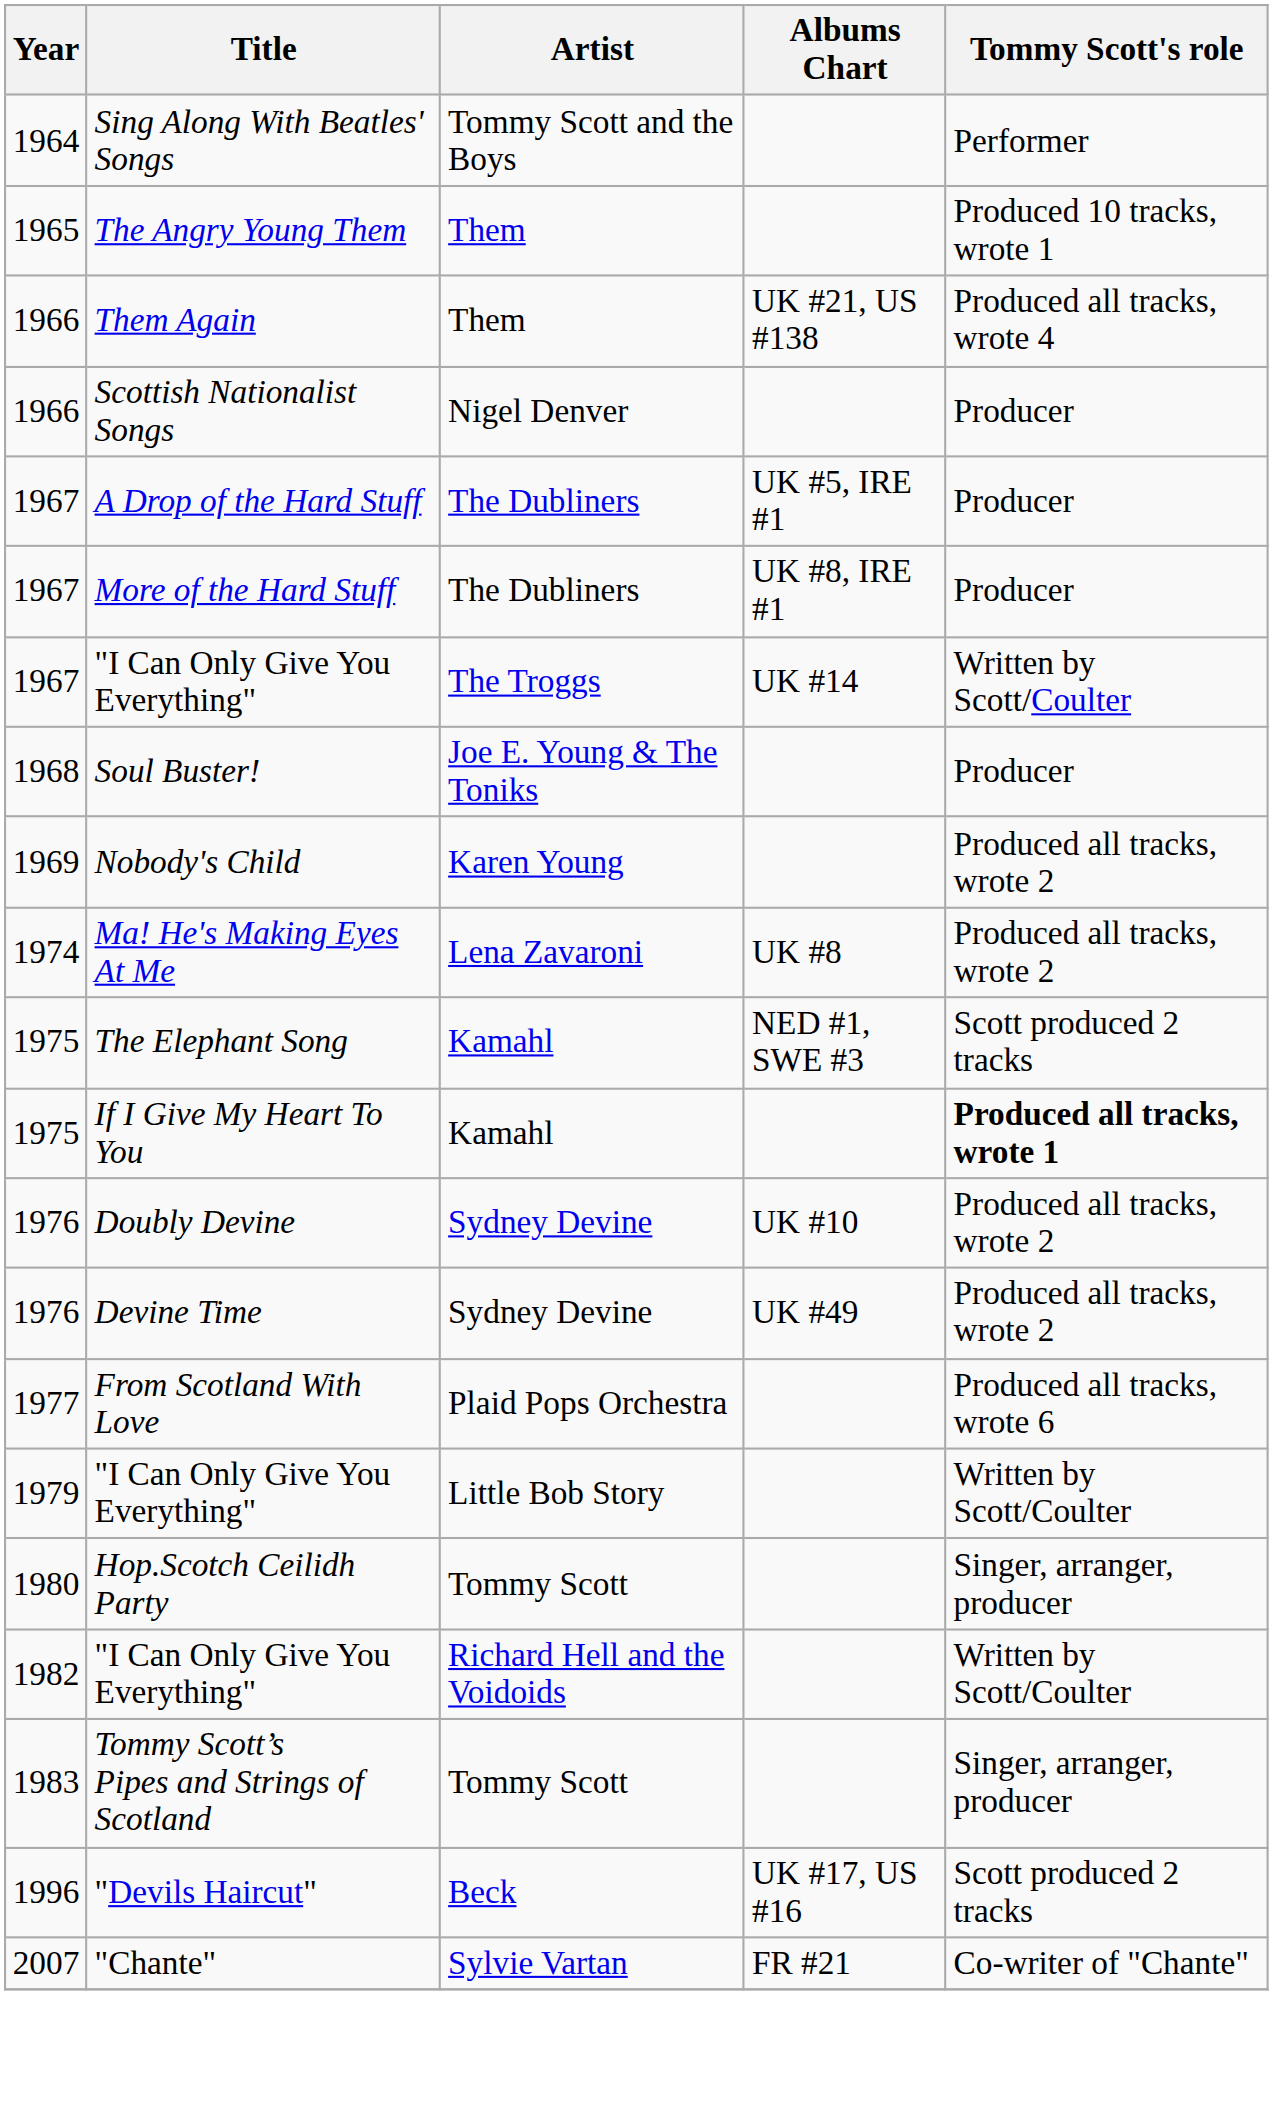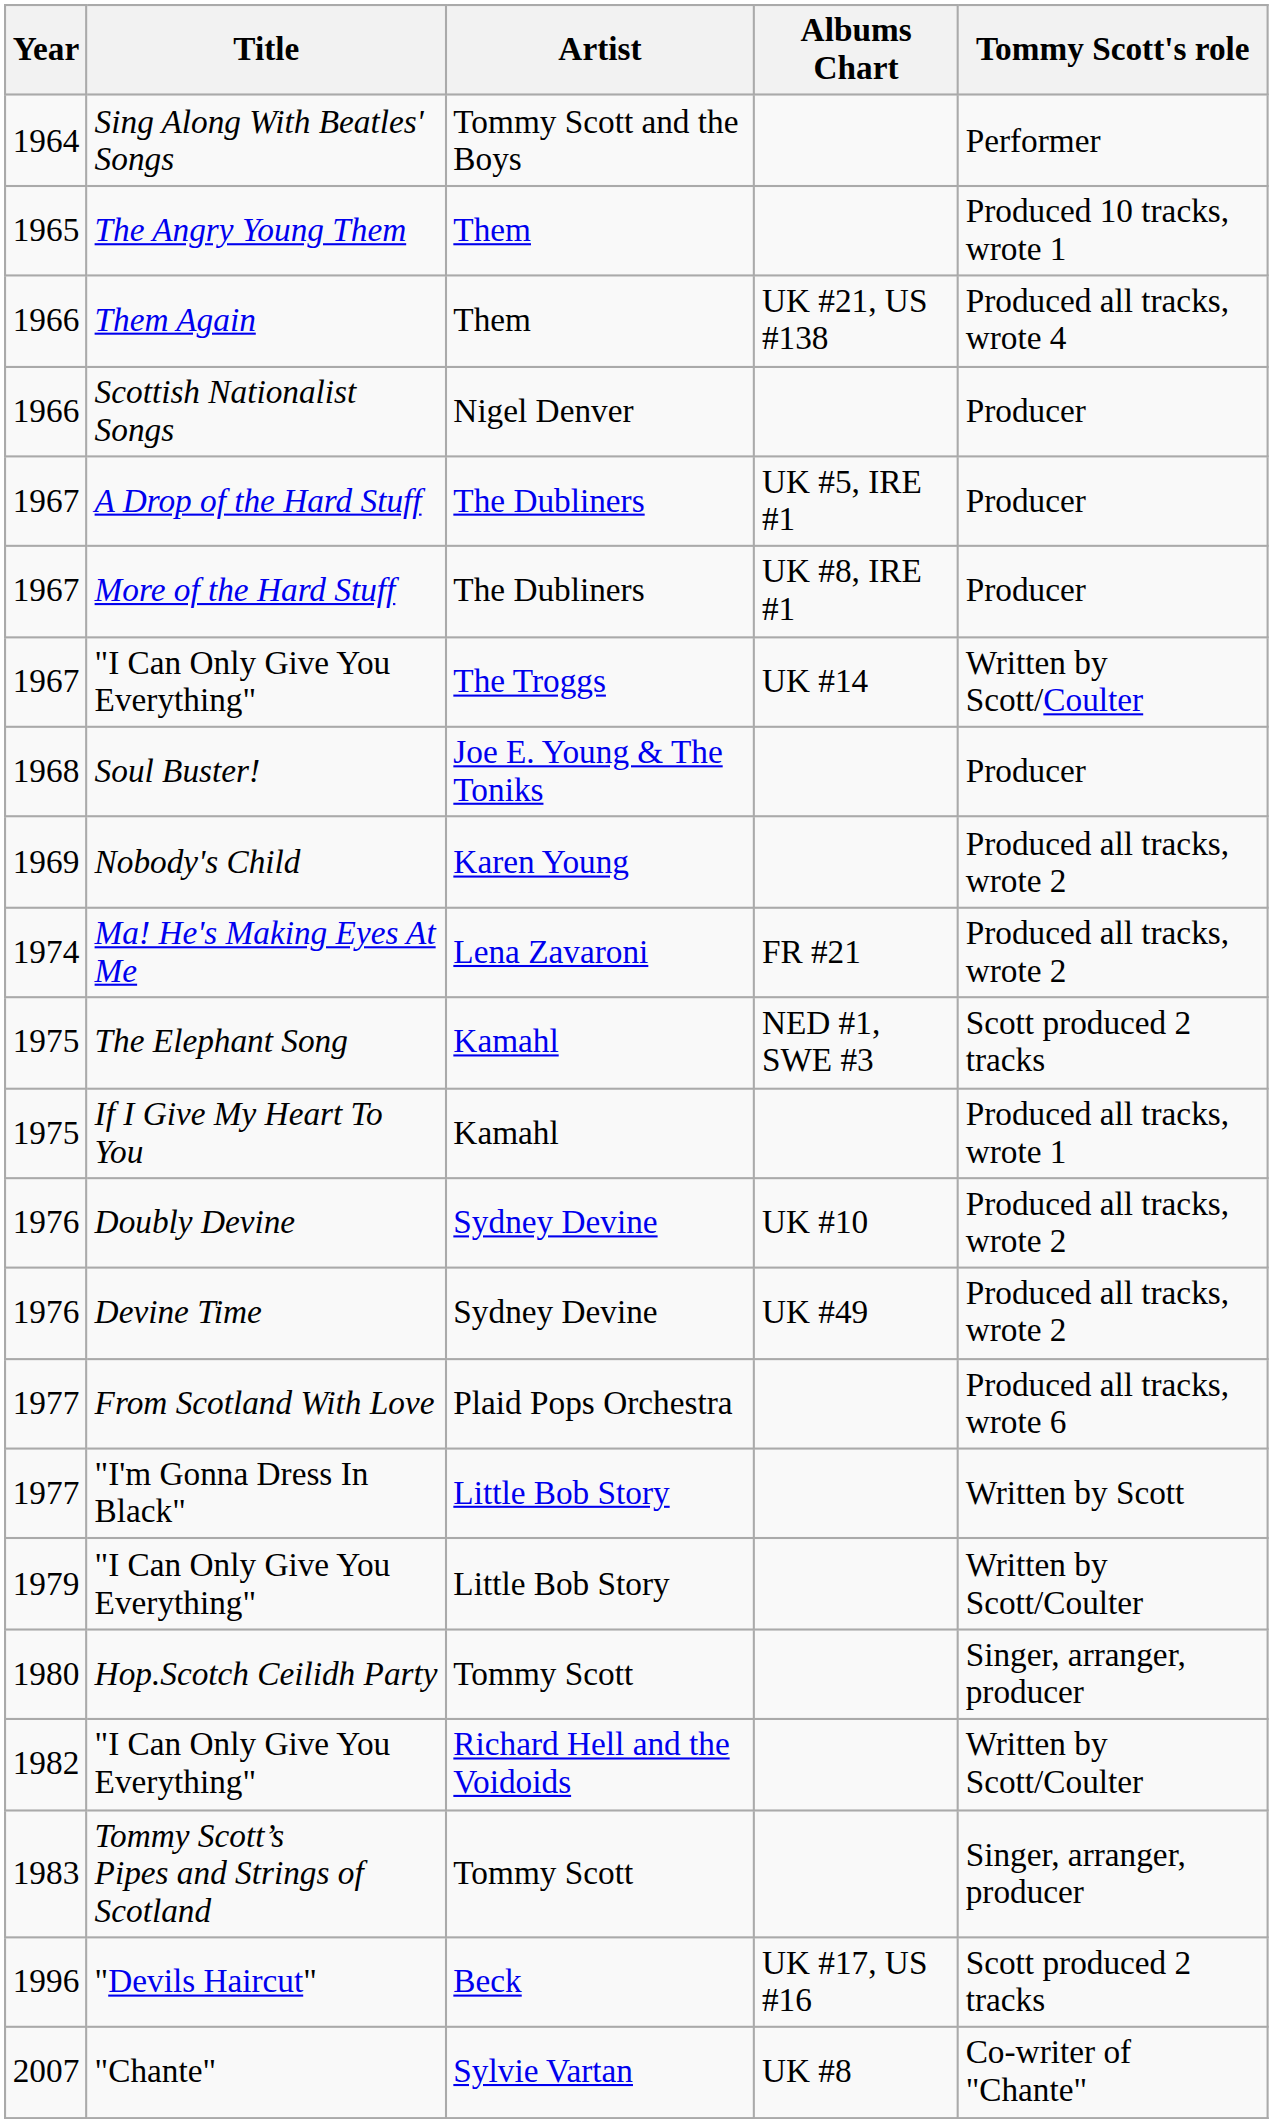(797, 951) UK #8 -> (811, 951) FR #21
(1096, 1132) bold -> (1097, 1132) normal
+ row: (46, 1493)
(802, 1962) FR #21 -> (807, 2071) UK #8
